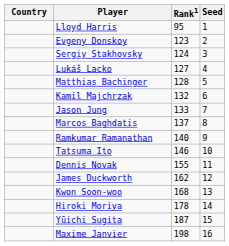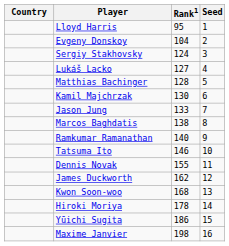(181, 41) 123 -> (181, 41) 104
(181, 96) 132 -> (181, 96) 130
(181, 124) 137 -> (181, 124) 138
(181, 220) 187 -> (181, 220) 186
